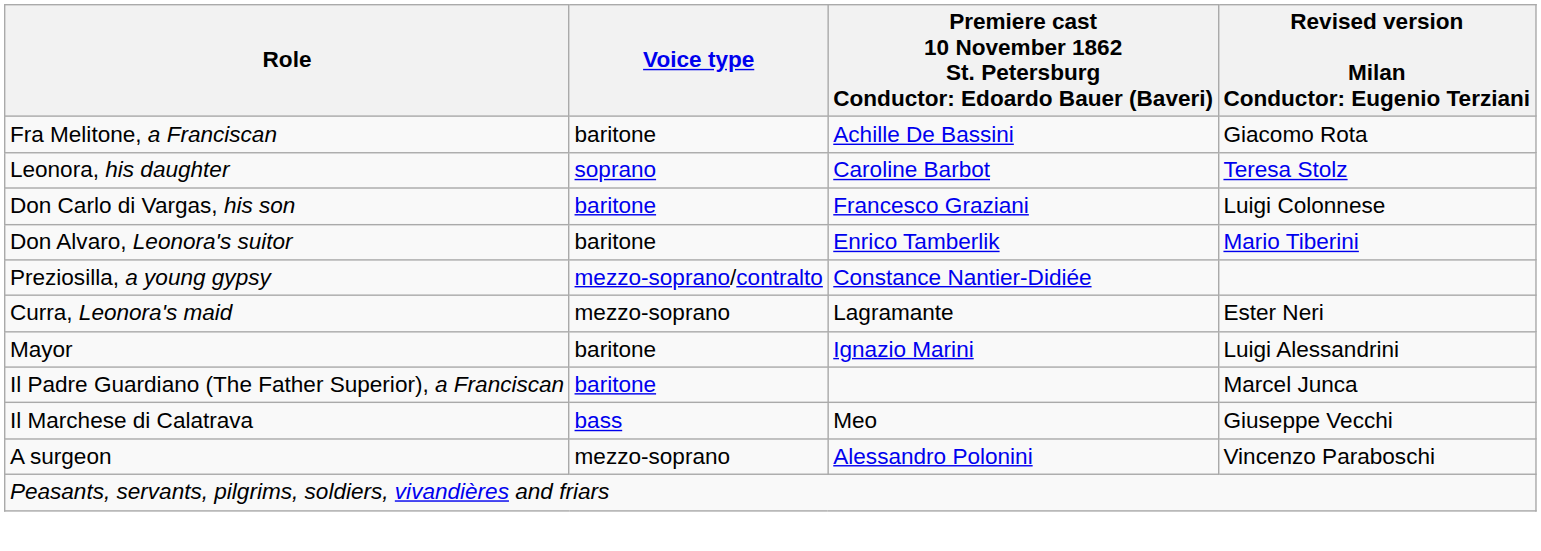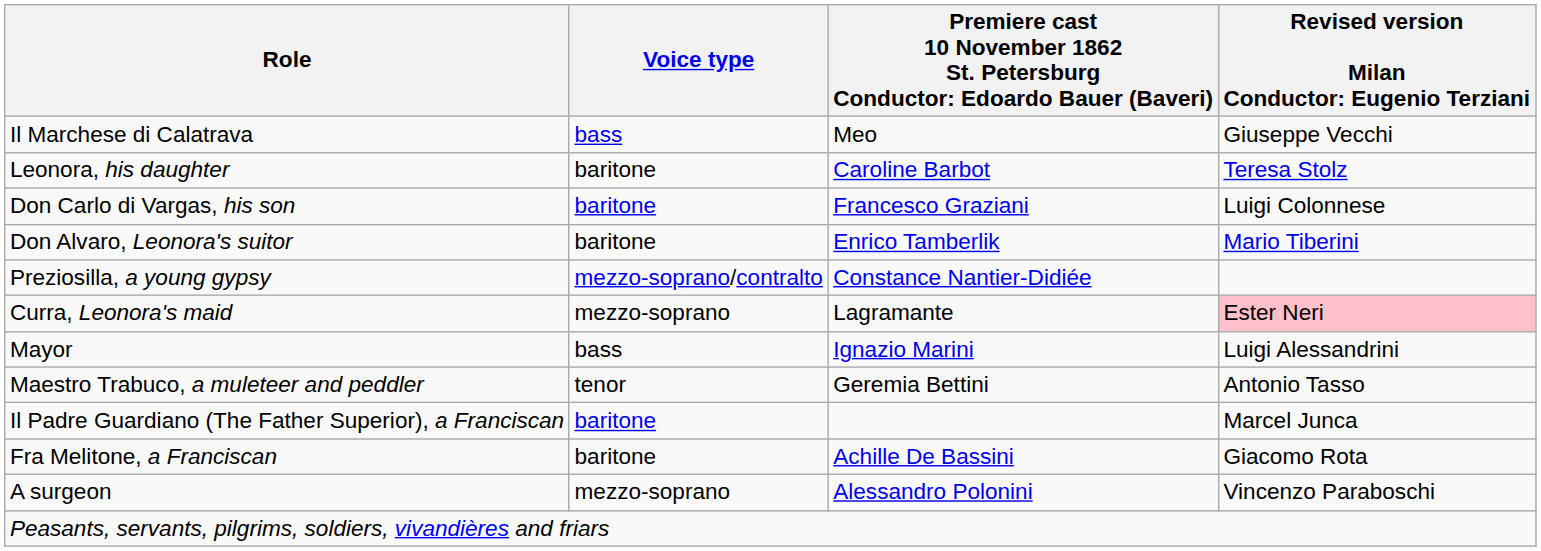rows swapped: (132, 420) <-> (143, 134)
(615, 170) soprano -> (615, 170) baritone
(1274, 313) no background -> (1274, 313) pink background
(615, 348) baritone -> (598, 348) bass
+ row: (217, 384)
